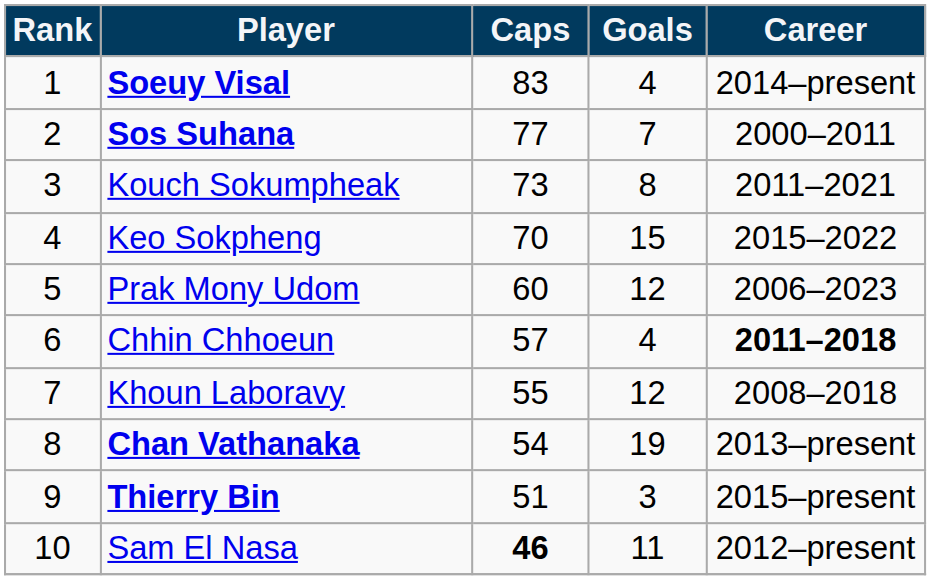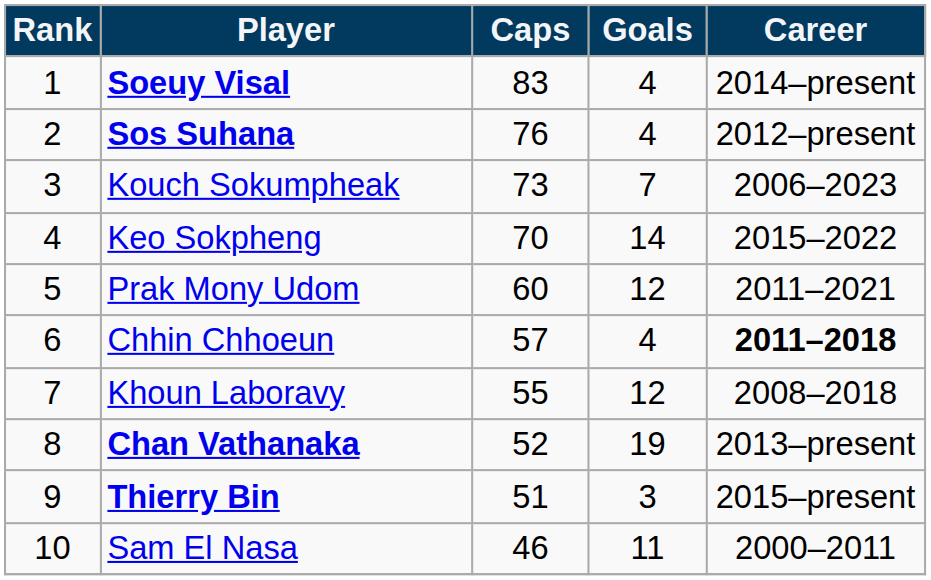(530, 133) 77 -> (530, 133) 76
(647, 133) 7 -> (647, 133) 4
(816, 133) 2000–2011 -> (816, 133) 2012–present
(647, 185) 8 -> (647, 185) 7
(816, 185) 2011–2021 -> (816, 185) 2006–2023
(647, 237) 15 -> (647, 237) 14
(816, 289) 2006–2023 -> (816, 289) 2011–2021
(530, 444) 54 -> (530, 444) 52
(530, 548) bold -> (530, 548) normal
(816, 548) 2012–present -> (816, 548) 2000–2011
